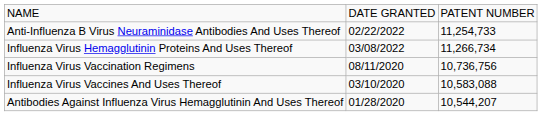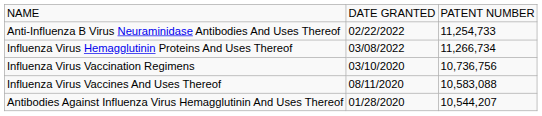(376, 66) 08/11/2020 -> (377, 66) 03/10/2020
(377, 84) 03/10/2020 -> (376, 84) 08/11/2020
